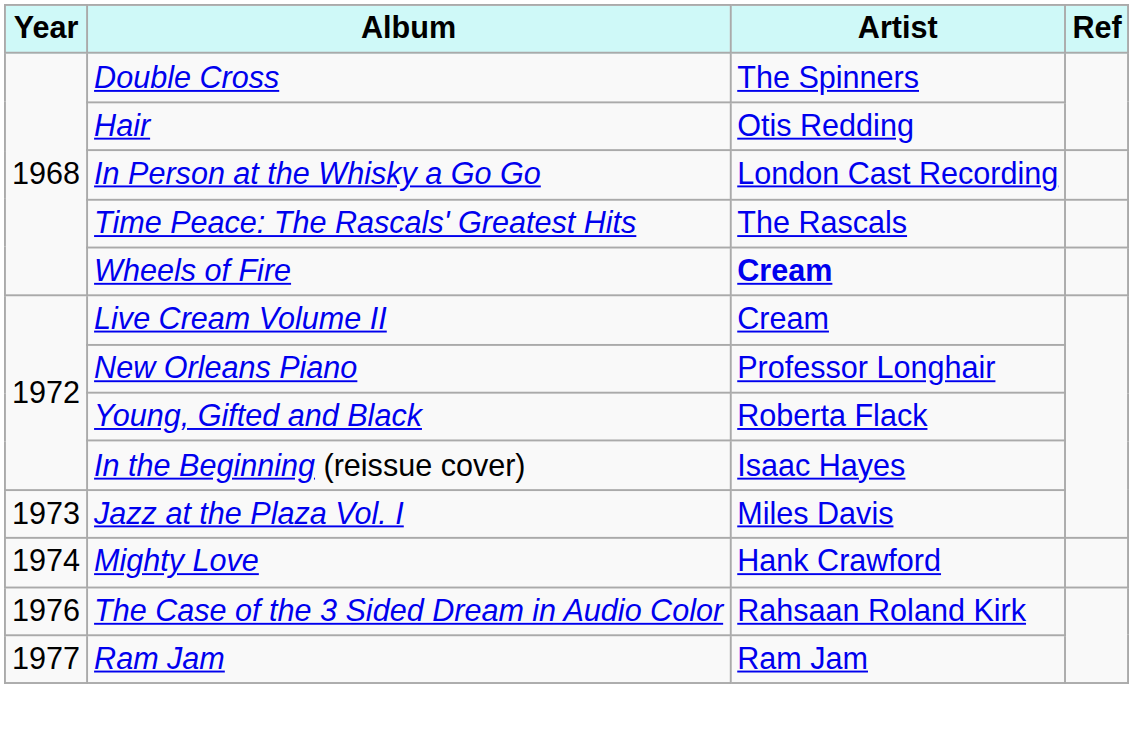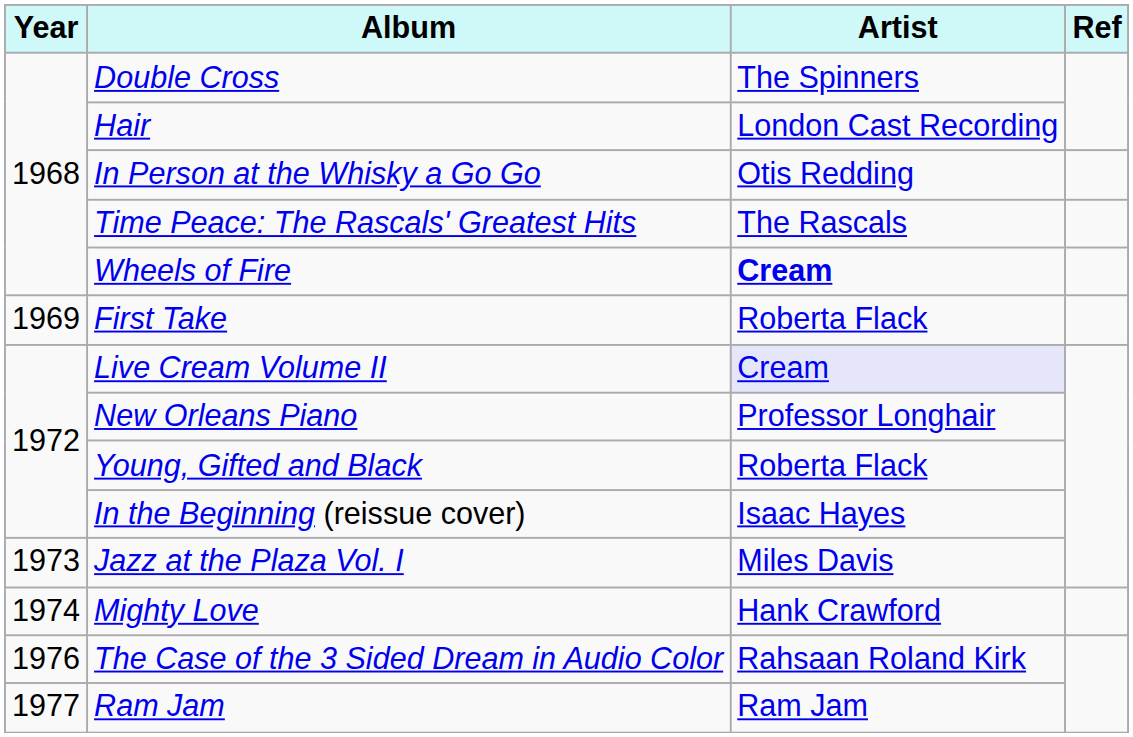(826, 125) Otis Redding -> (898, 125) London Cast Recording
(898, 174) London Cast Recording -> (826, 174) Otis Redding
+ row: (161, 319)
(783, 319) no background -> (783, 367) lavender background
